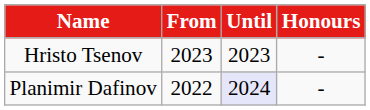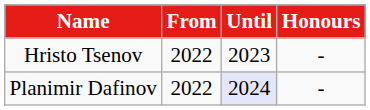(192, 54) 2023 -> (192, 54) 2022
